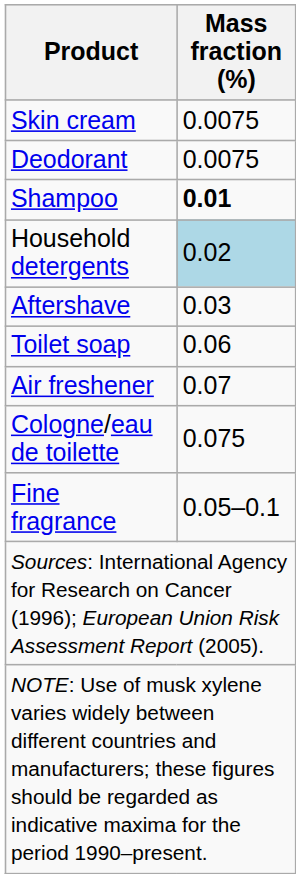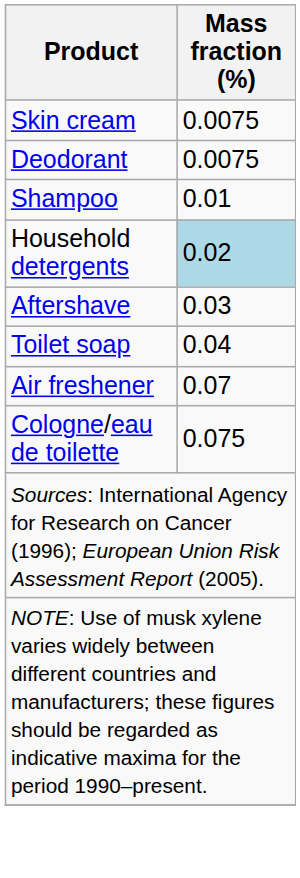(207, 199) bold -> (207, 199) normal
(207, 346) 0.06 -> (207, 346) 0.04
- row: (64, 506)
